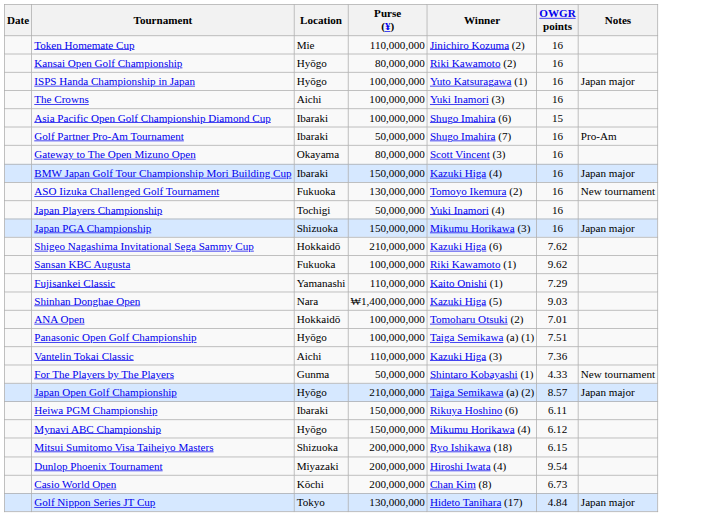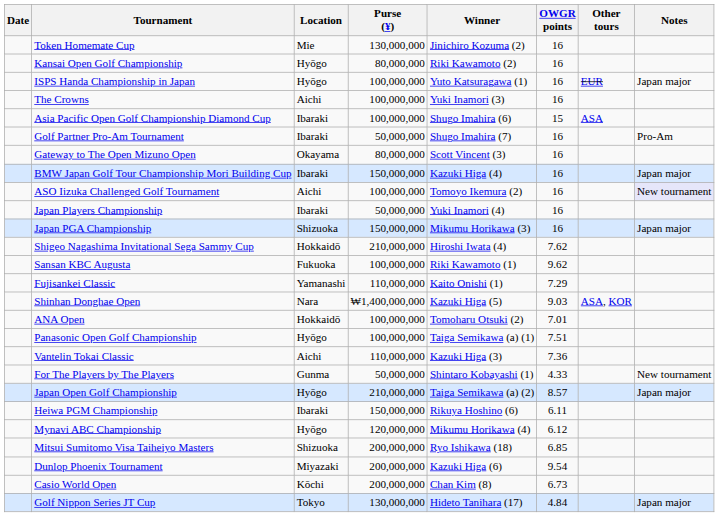+ column: (606, 20)
(397, 45) 110,000,000 -> (397, 45) 130,000,000
(316, 191) Fukuoka -> (309, 191) Aichi
(397, 191) 130,000,000 -> (397, 191) 100,000,000
(618, 191) no background -> (674, 191) lavender background
(313, 209) Tochigi -> (312, 209) Ibaraki
(466, 246) Kazuki Higa (6) -> (468, 246) Hiroshi Iwata (4)
(397, 429) 150,000,000 -> (397, 429) 120,000,000
(557, 447) 6.15 -> (557, 447) 6.85
(468, 466) Hiroshi Iwata (4) -> (466, 466) Kazuki Higa (6)
